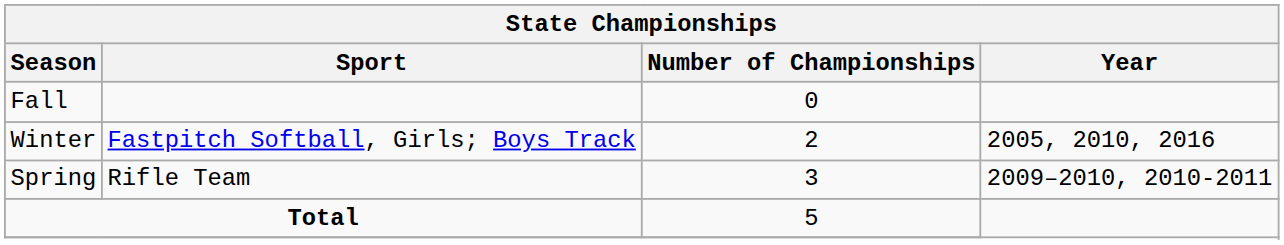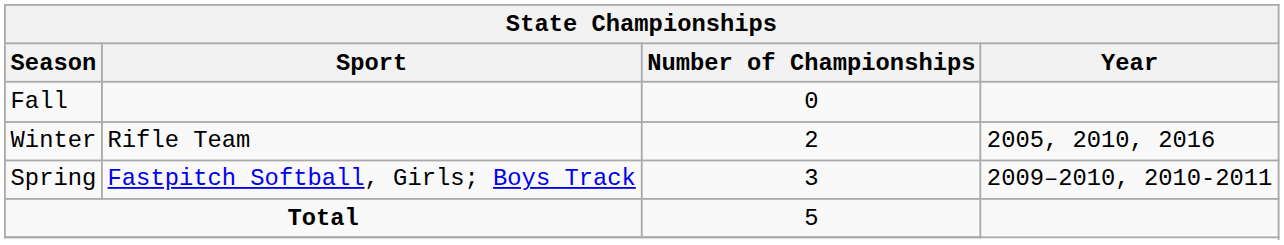(372, 141) Fastpitch Softball, Girls; Boys Track -> (179, 141) Rifle Team
(179, 179) Rifle Team -> (372, 179) Fastpitch Softball, Girls; Boys Track
